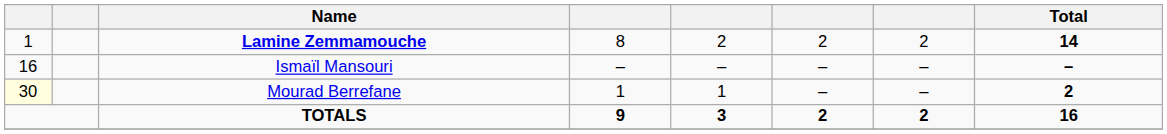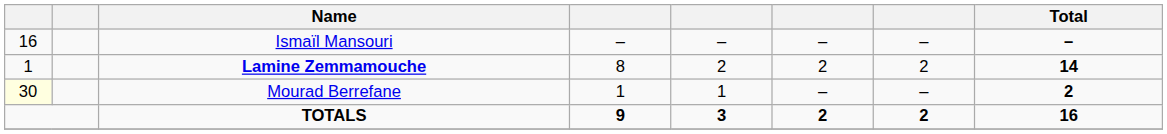rows swapped: (334, 41) <-> (334, 66)
